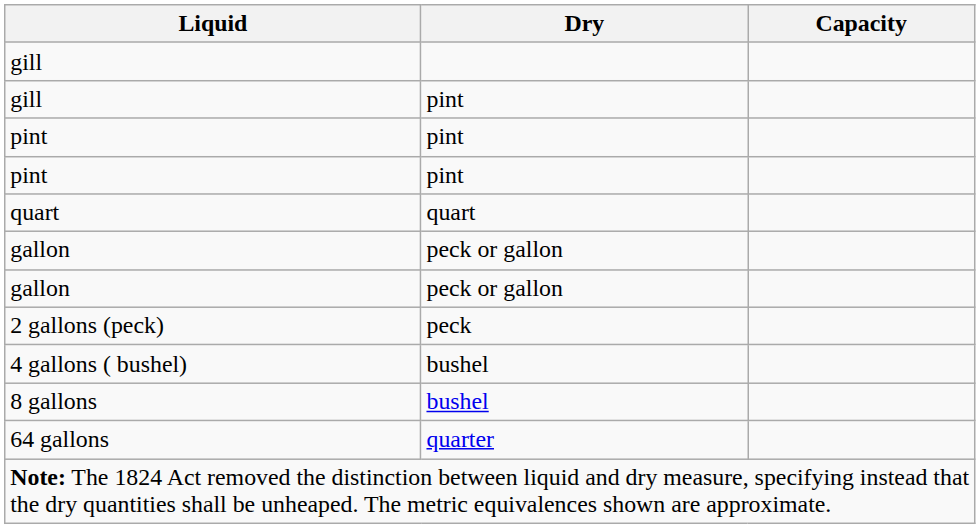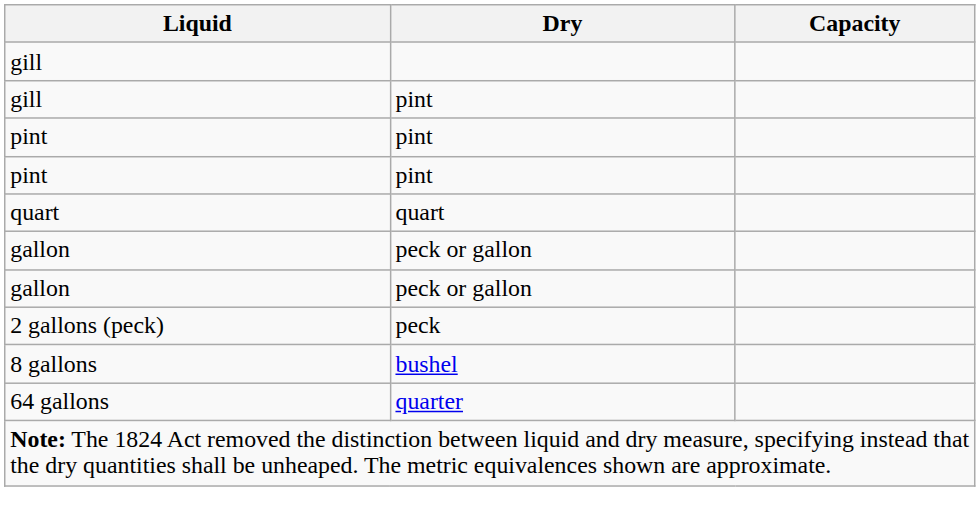- row: (99, 363)
